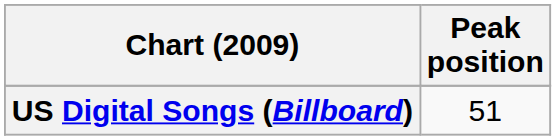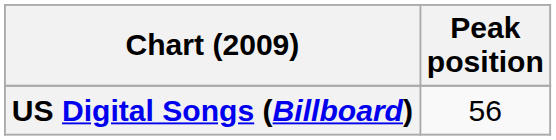(485, 109) 51 -> (485, 109) 56
